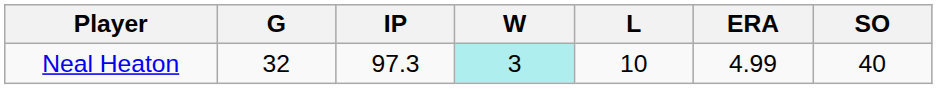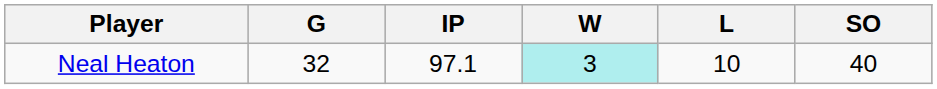- column: (753, 24)
(395, 63) 97.3 -> (453, 63) 97.1
